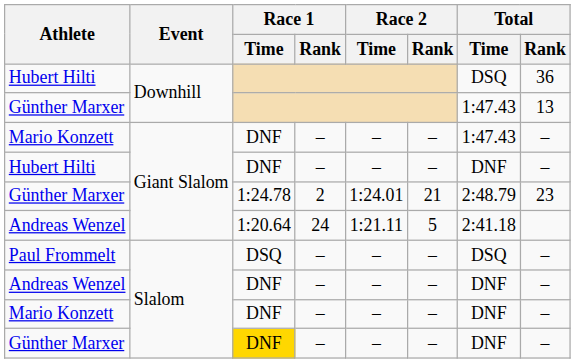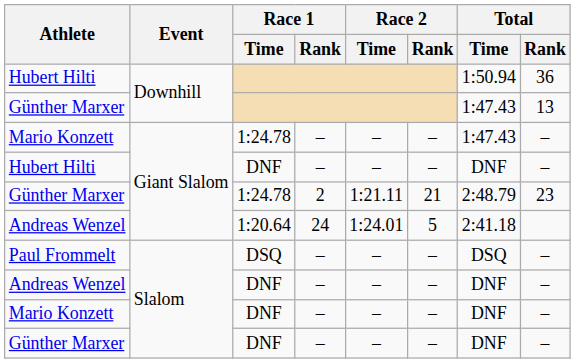(489, 78) DSQ -> (489, 78) 1:50.94
(264, 137) DNF -> (264, 137) 1:24.78
(376, 196) 1:24.01 -> (376, 196) 1:21.11
(376, 225) 1:21.11 -> (376, 225) 1:24.01
(264, 343) gold background -> (264, 343) no background
